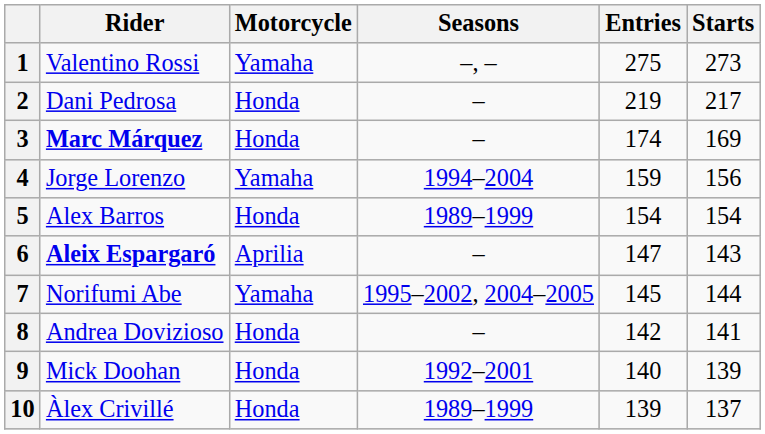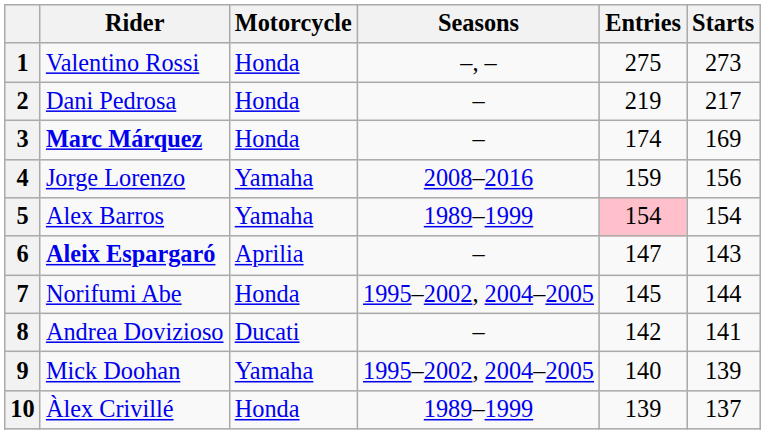(274, 62) Yamaha -> (267, 62) Honda
(479, 178) 1994–2004 -> (479, 178) 2008–2016
(267, 216) Honda -> (274, 216) Yamaha
(643, 216) no background -> (643, 216) pink background
(274, 293) Yamaha -> (267, 293) Honda
(267, 332) Honda -> (267, 332) Ducati
(267, 370) Honda -> (274, 370) Yamaha
(479, 370) 1992–2001 -> (479, 370) 1995–2002, 2004–2005
